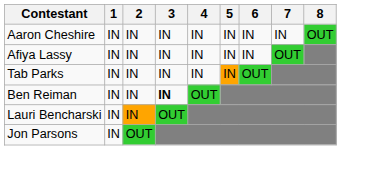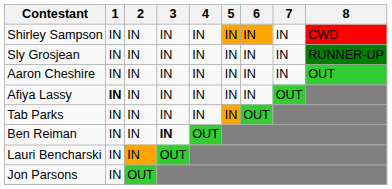+ row: (55, 34)
+ row: (43, 54)
(114, 54) normal -> (115, 94) bold
